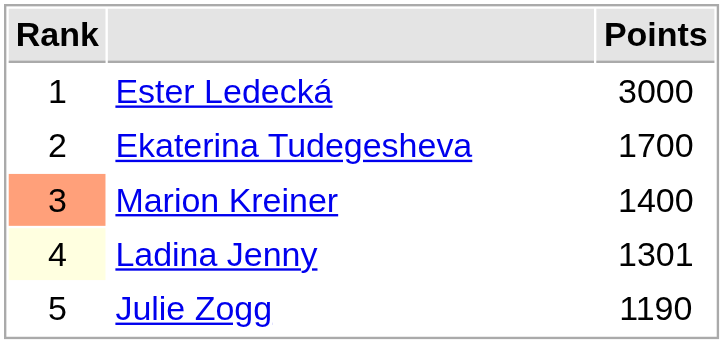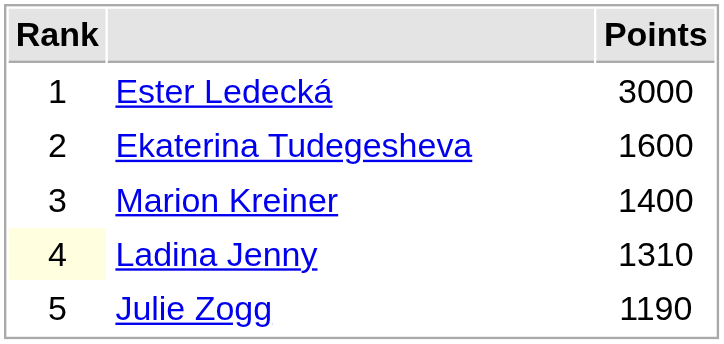(656, 146) 1700 -> (656, 146) 1600
(57, 200) lightsalmon background -> (57, 200) no background
(656, 254) 1301 -> (656, 254) 1310
